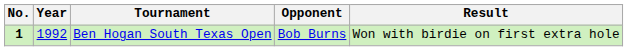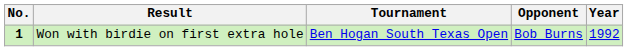columns swapped: (52, 15) <-> (486, 15)
